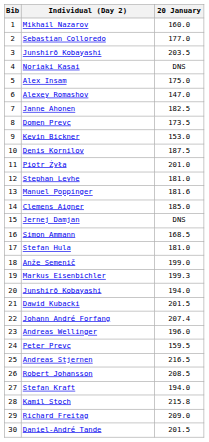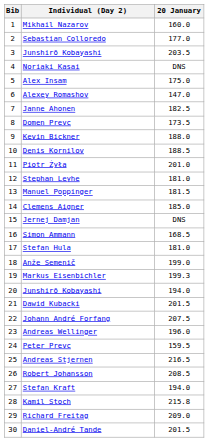(179, 137) 153.0 -> (179, 137) 188.0
(179, 151) 187.5 -> (179, 151) 188.5
(179, 193) 181.6 -> (179, 193) 181.5
(179, 318) 207.4 -> (179, 318) 207.5
